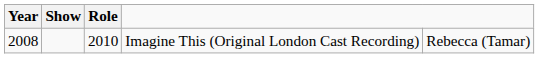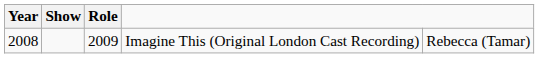(103, 40) 2010 -> (103, 40) 2009
